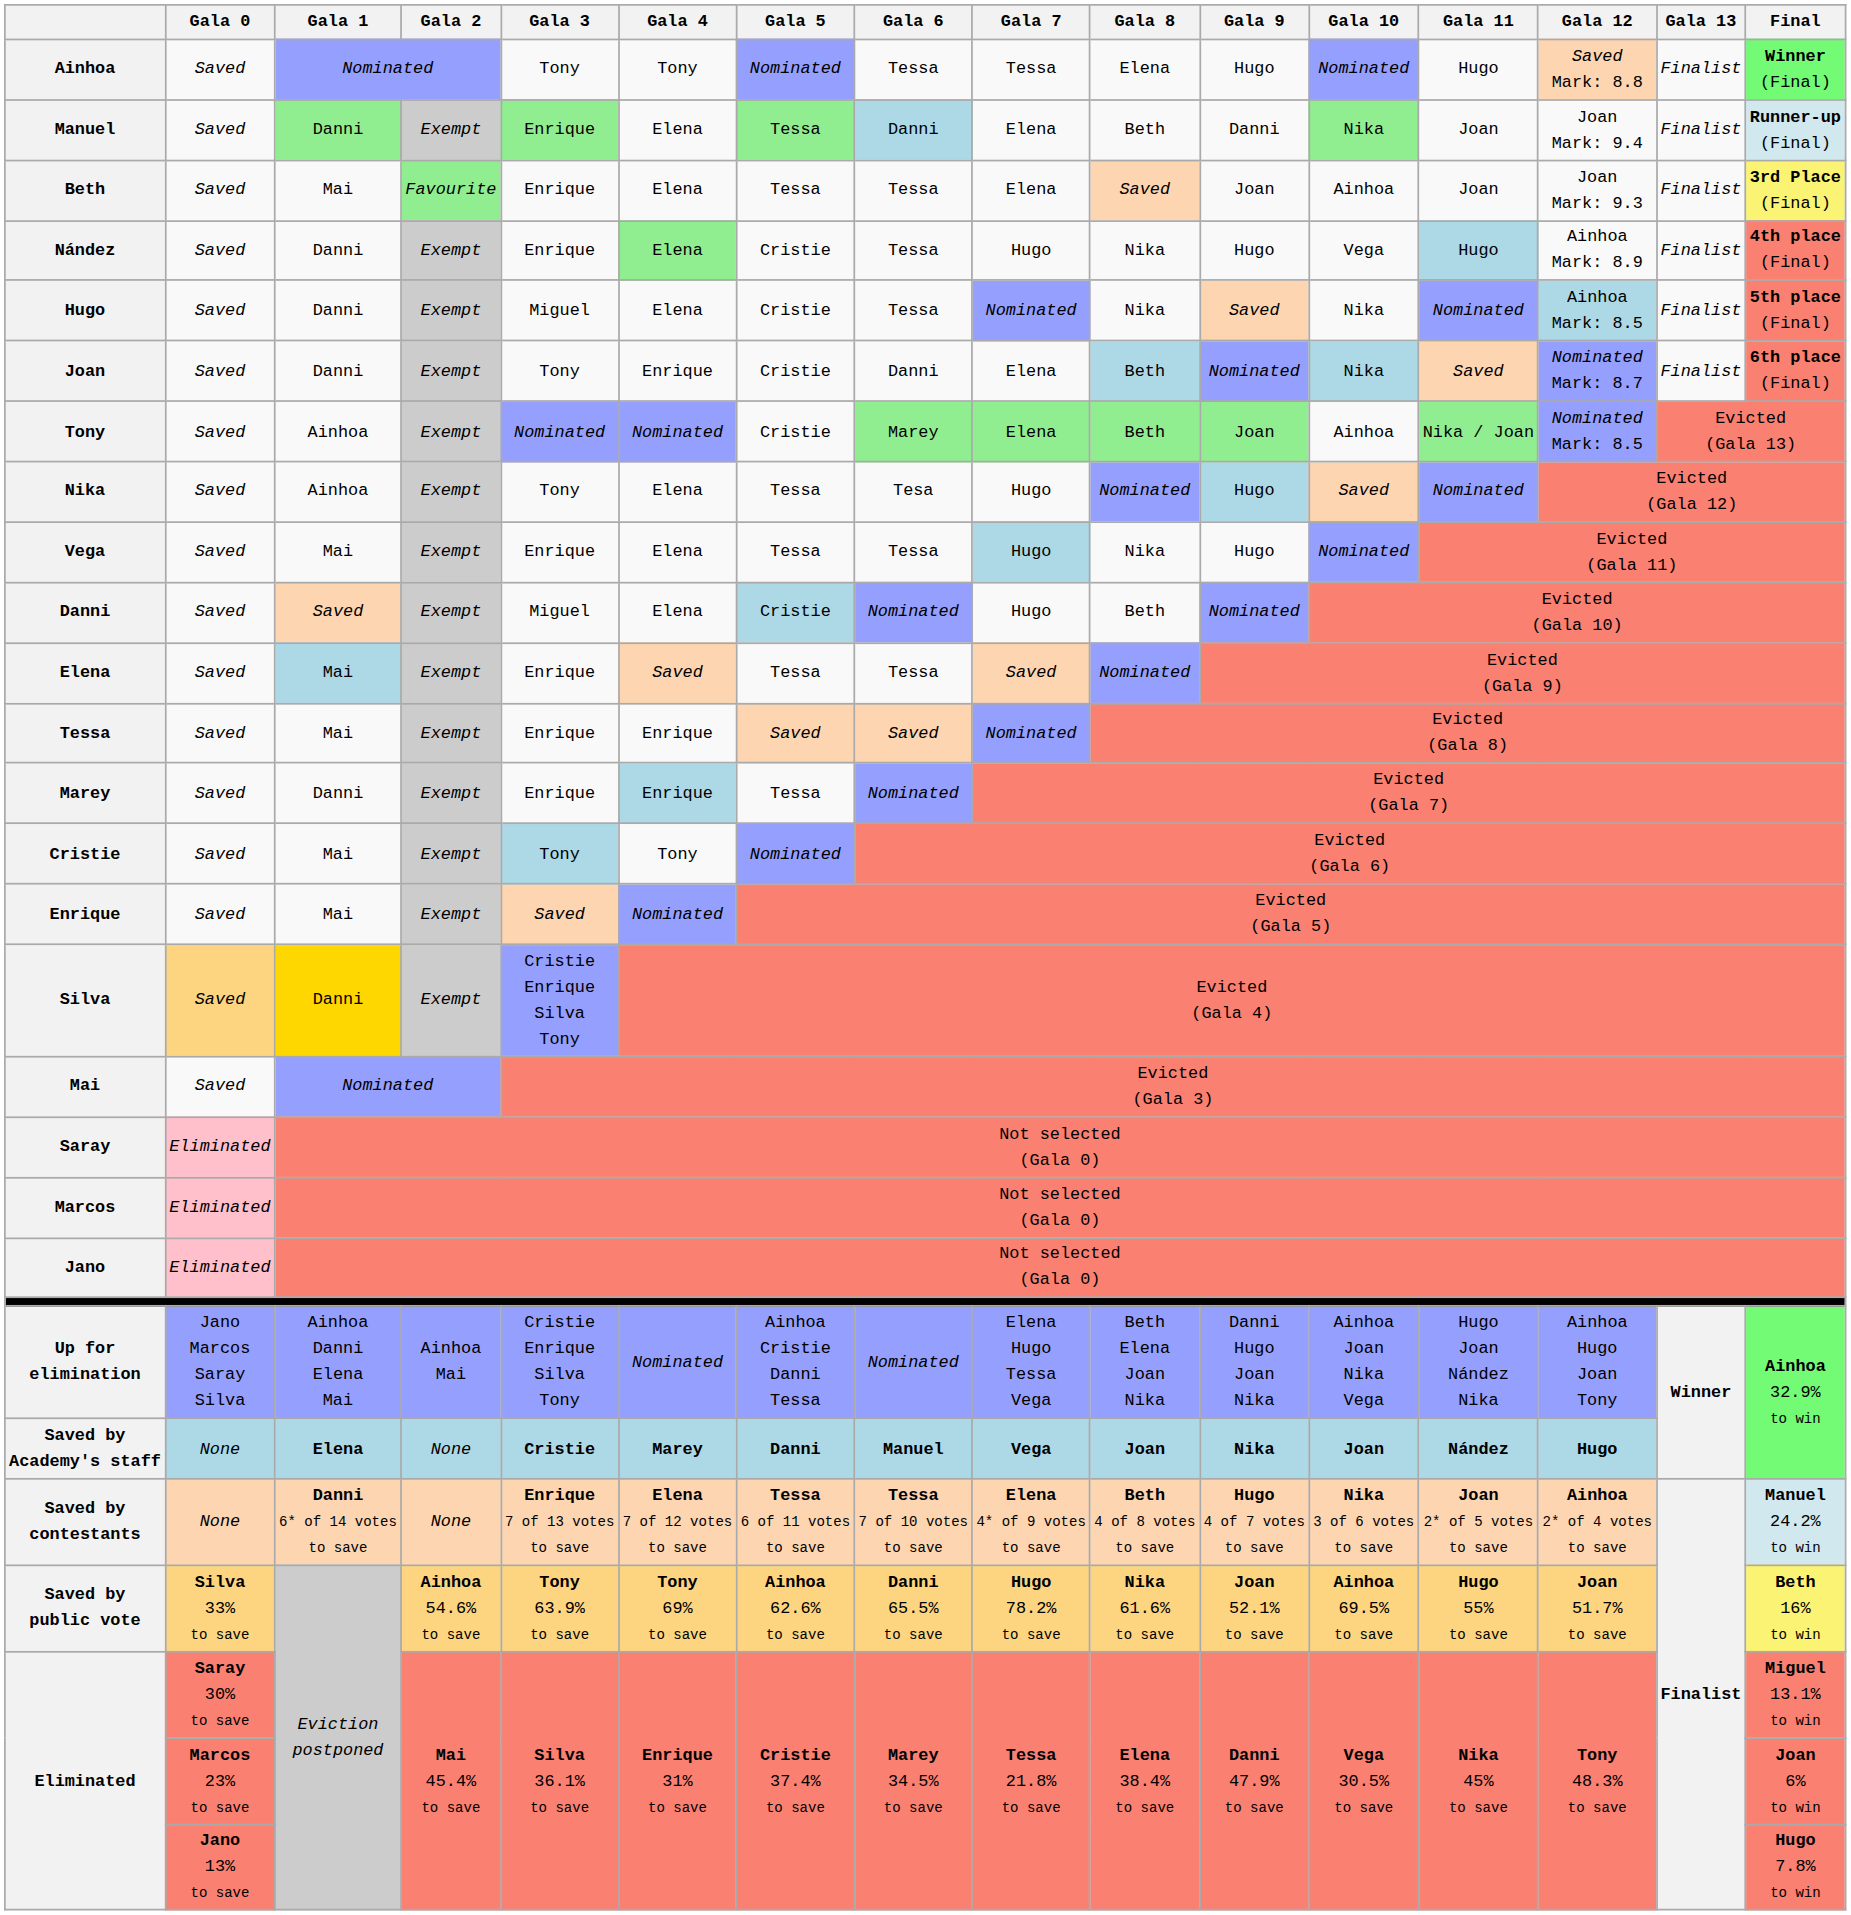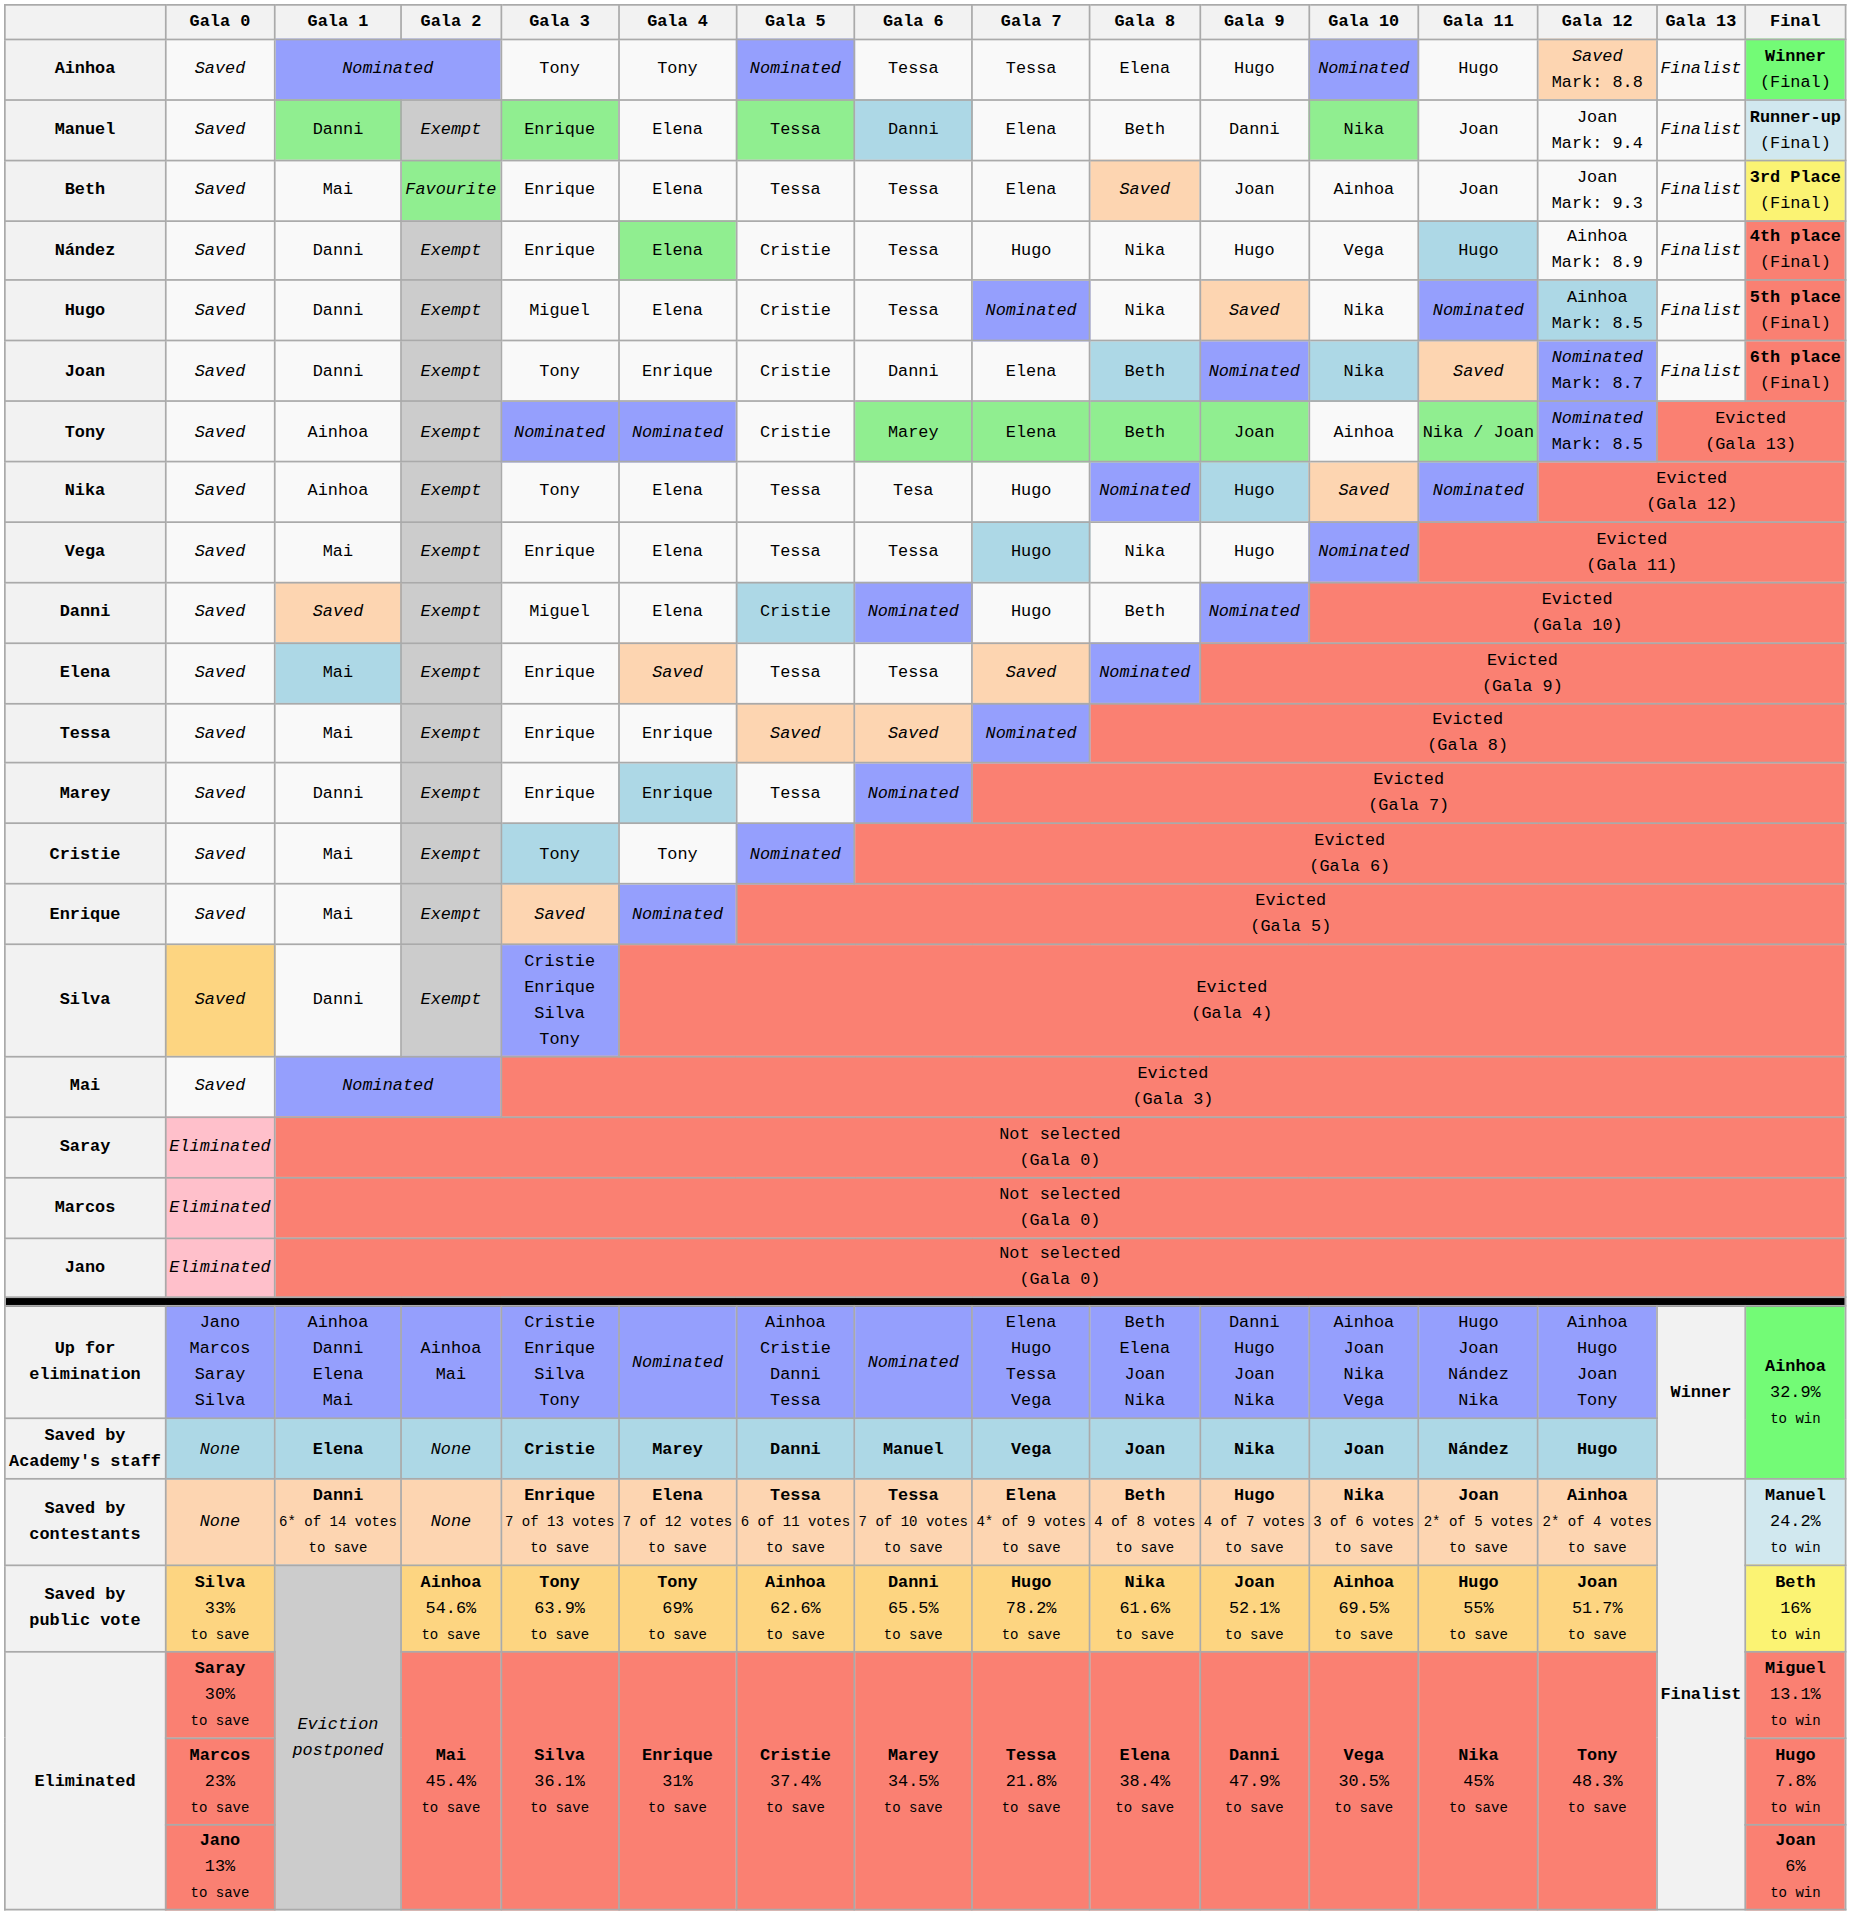(338, 1000) gold background -> (338, 1000) no background
(1795, 1780) Joan 6% to win -> (1795, 1780) Hugo 7.8% to win
(1795, 1866) Hugo 7.8% to win -> (1795, 1866) Joan 6% to win
